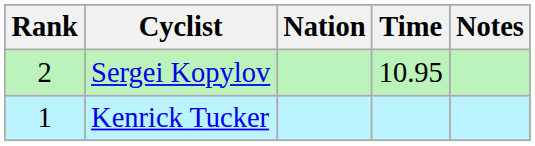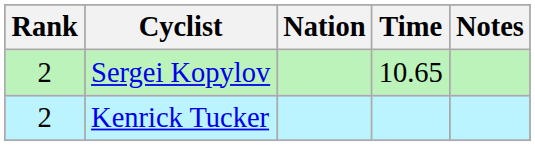(411, 72) 10.95 -> (411, 72) 10.65
(45, 117) 1 -> (45, 117) 2
